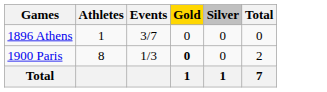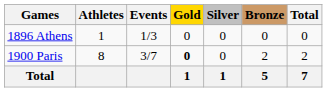+ column: (265, 14)
(149, 35) 3/7 -> (149, 35) 1/3
(149, 55) 1/3 -> (149, 55) 3/7
